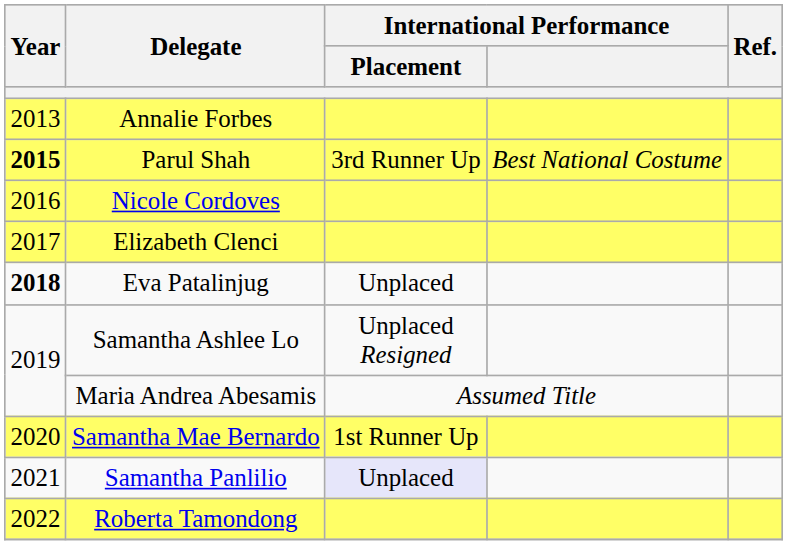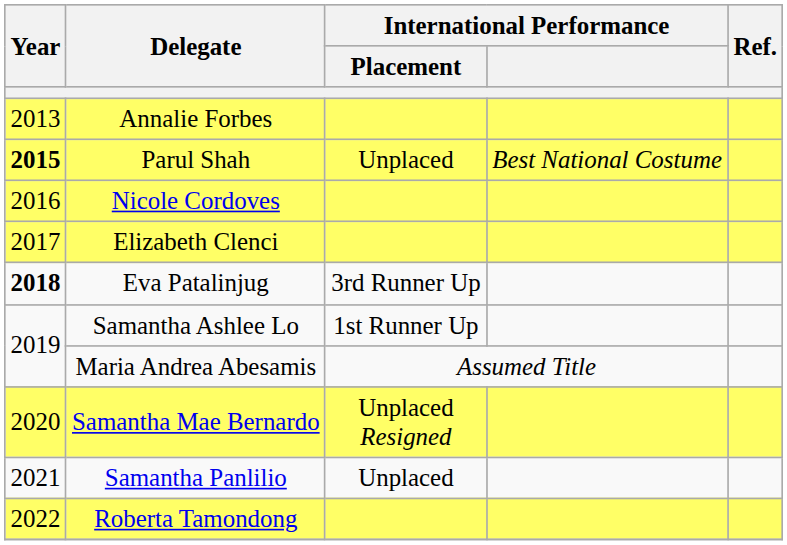(406, 160) 3rd Runner Up -> (406, 160) Unplaced
(406, 283) Unplaced -> (406, 283) 3rd Runner Up
(406, 339) Unplaced Resigned -> (406, 324) 1st Runner Up
(406, 436) 1st Runner Up -> (406, 421) Unplaced Resigned
(406, 477) lavender background -> (406, 477) no background
